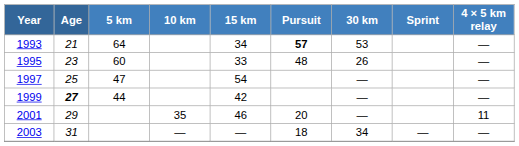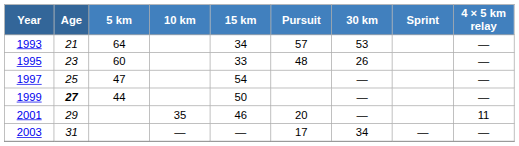(301, 44) bold -> (301, 44) normal
(241, 97) 42 -> (241, 97) 50
(301, 133) 18 -> (301, 133) 17
